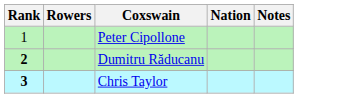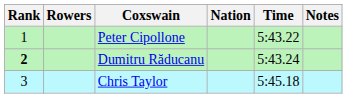+ column: (278, 15)
(24, 81) bold -> (24, 81) normal
